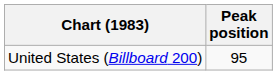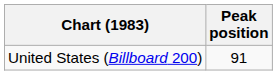(239, 57) 95 -> (239, 57) 91
